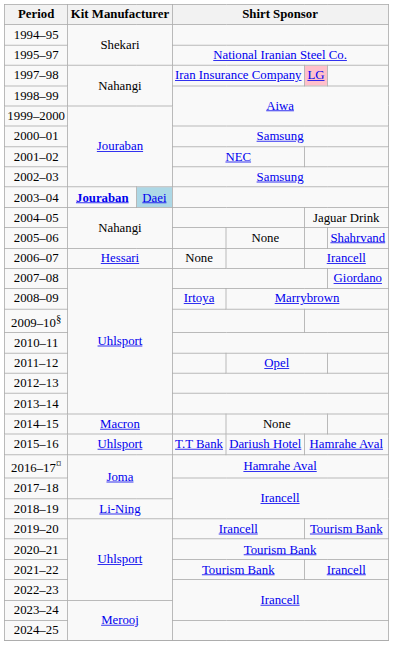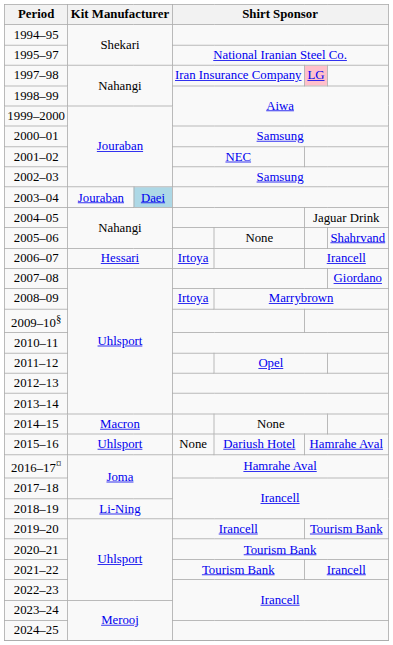(102, 197) bold -> (101, 197) normal
(199, 258) None -> (193, 258) Irtoya
(199, 444) T.T Bank -> (193, 444) None
